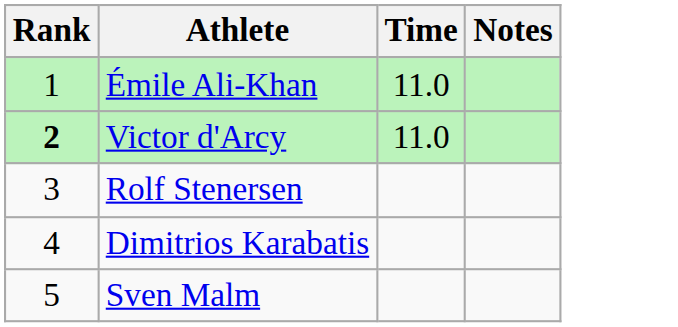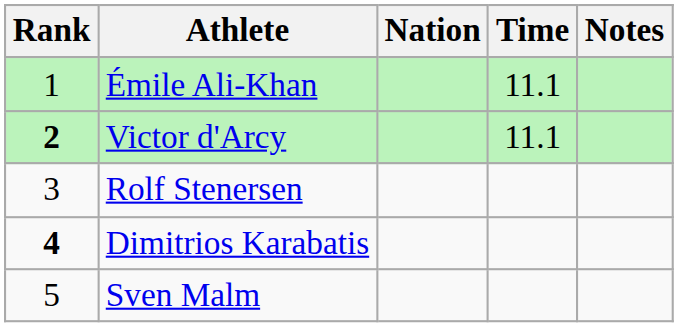+ column: (433, 30)
(421, 83) 11.0 -> (533, 83) 11.1
(421, 136) 11.0 -> (533, 136) 11.1
(52, 242) normal -> (52, 242) bold
